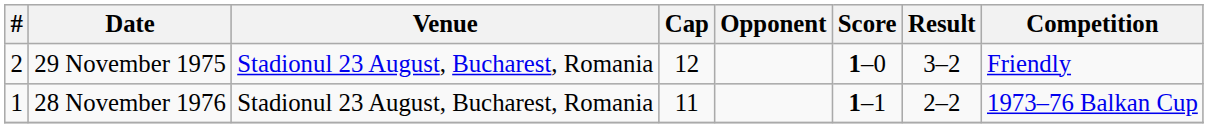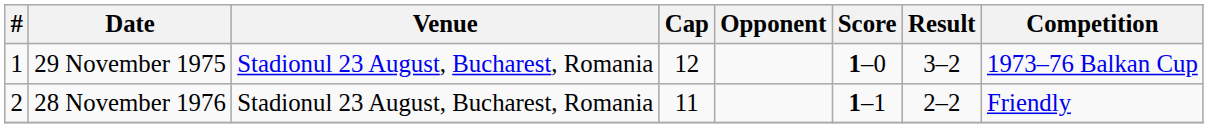(17, 63) 2 -> (17, 63) 1
(1029, 63) Friendly -> (1092, 63) 1973–76 Balkan Cup
(17, 102) 1 -> (17, 102) 2
(1092, 102) 1973–76 Balkan Cup -> (1029, 102) Friendly
